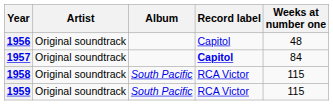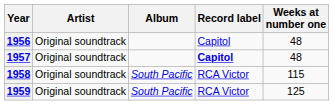(296, 58) 84 -> (296, 58) 48
(296, 91) 115 -> (296, 91) 125
